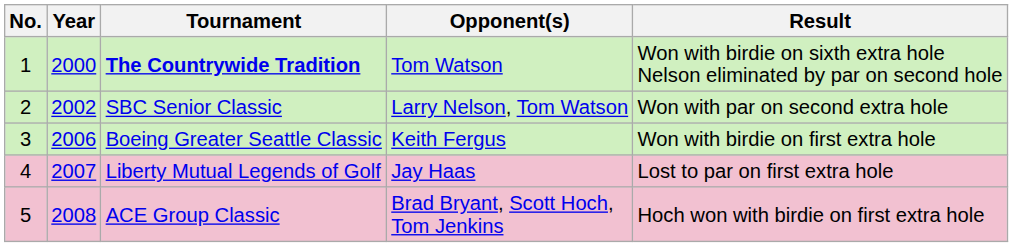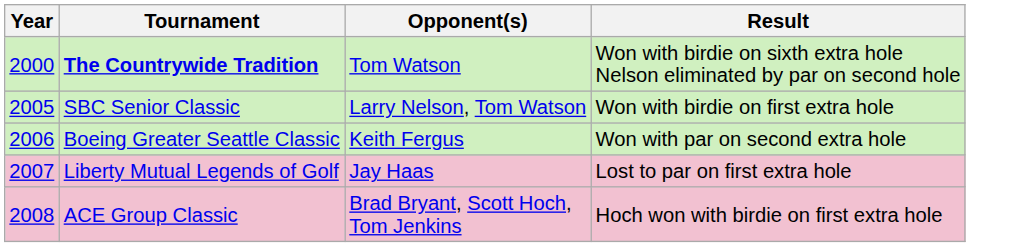- column: (26, 21)
(74, 107) 2002 -> (32, 107) 2005
(793, 107) Won with par on second extra hole -> (745, 107) Won with birdie on first extra hole
(787, 139) Won with birdie on first extra hole -> (751, 139) Won with par on second extra hole
